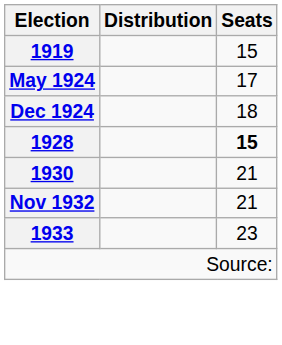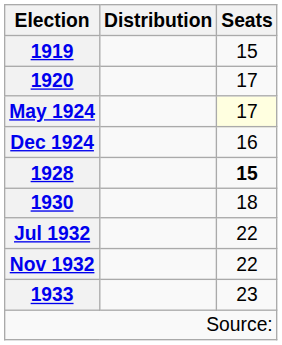+ row: (52, 81)
(247, 81) no background -> (247, 112) lightyellow background
(247, 112) 18 -> (247, 142) 16
(247, 173) 21 -> (247, 203) 18
+ row: (52, 234)
(247, 203) 21 -> (247, 264) 22
